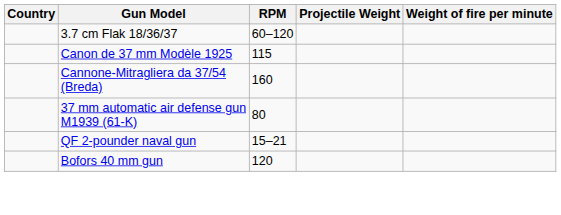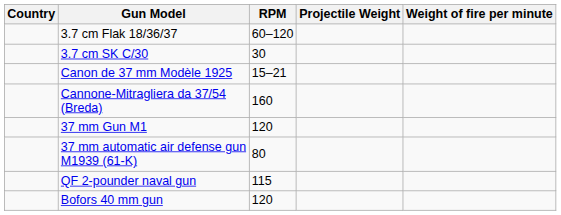+ row: (105, 53)
(262, 53) 115 -> (269, 73) 15–21
+ row: (104, 127)
(269, 141) 15–21 -> (262, 181) 115
